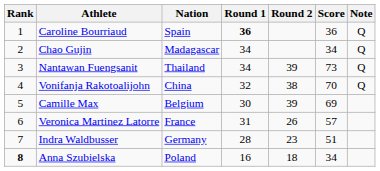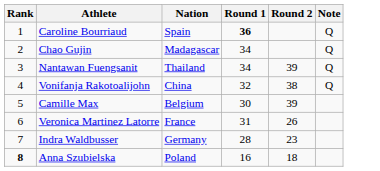- column: (331, 13)
